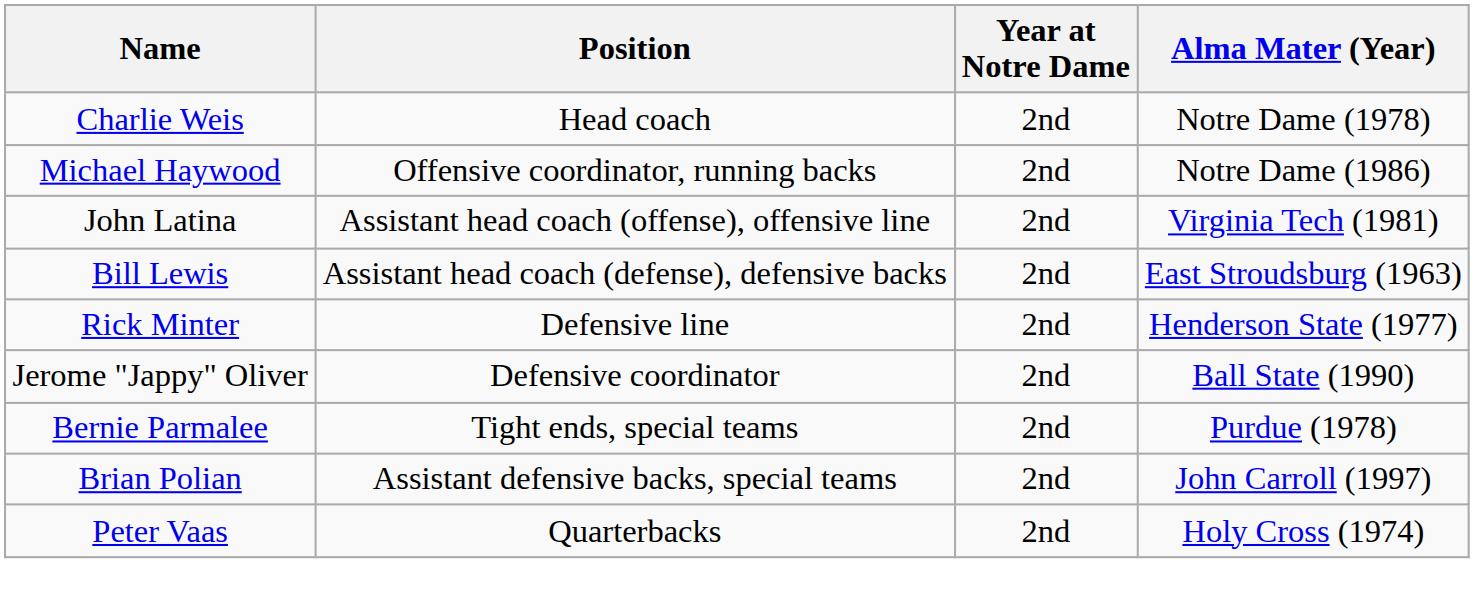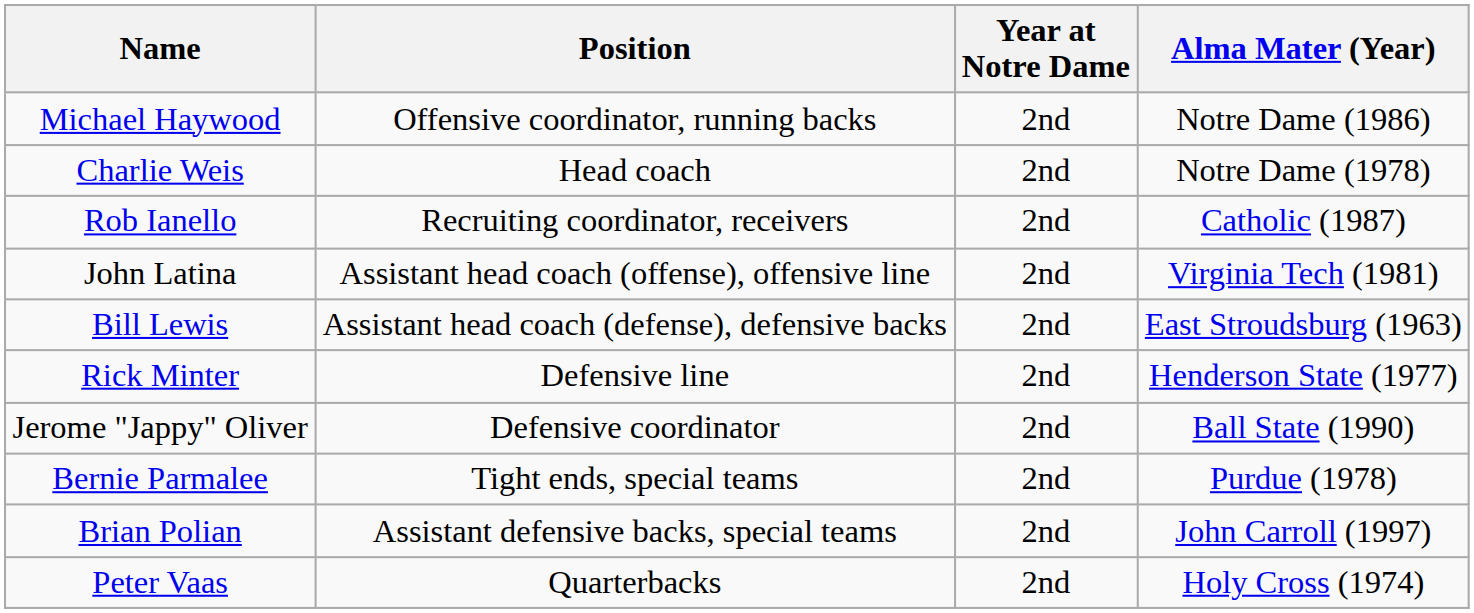rows swapped: (160, 118) <-> (160, 169)
+ row: (160, 221)
